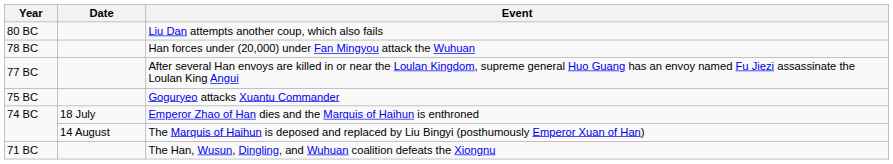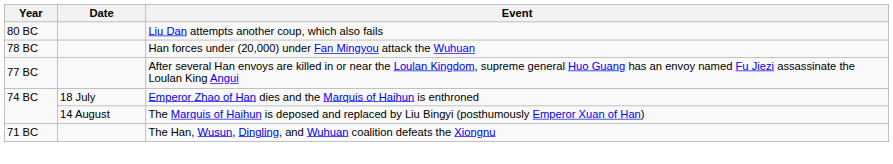- row: (244, 97)
